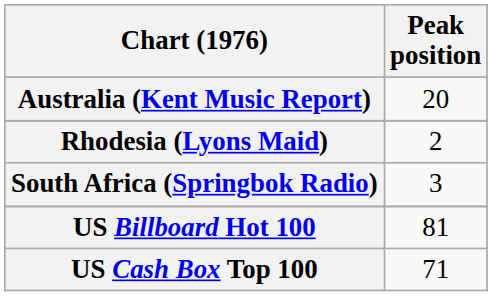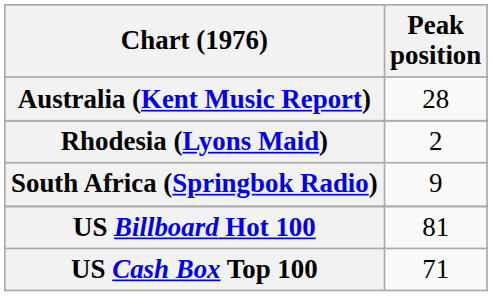(436, 98) 20 -> (436, 98) 28
(436, 183) 3 -> (436, 183) 9
